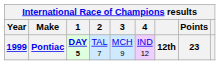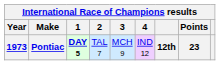(17, 47) 1999 -> (17, 47) 1973
